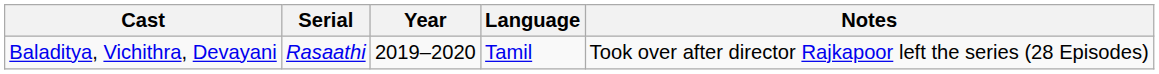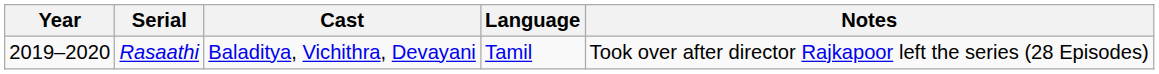columns swapped: (425, 20) <-> (143, 20)
